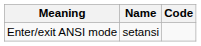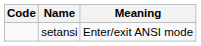columns swapped: (179, 13) <-> (62, 13)
